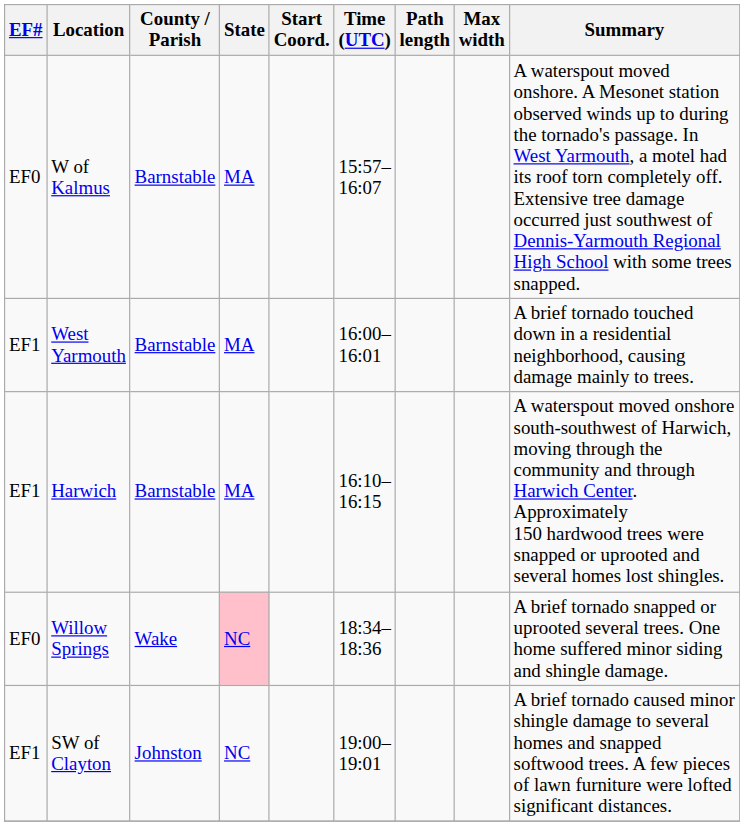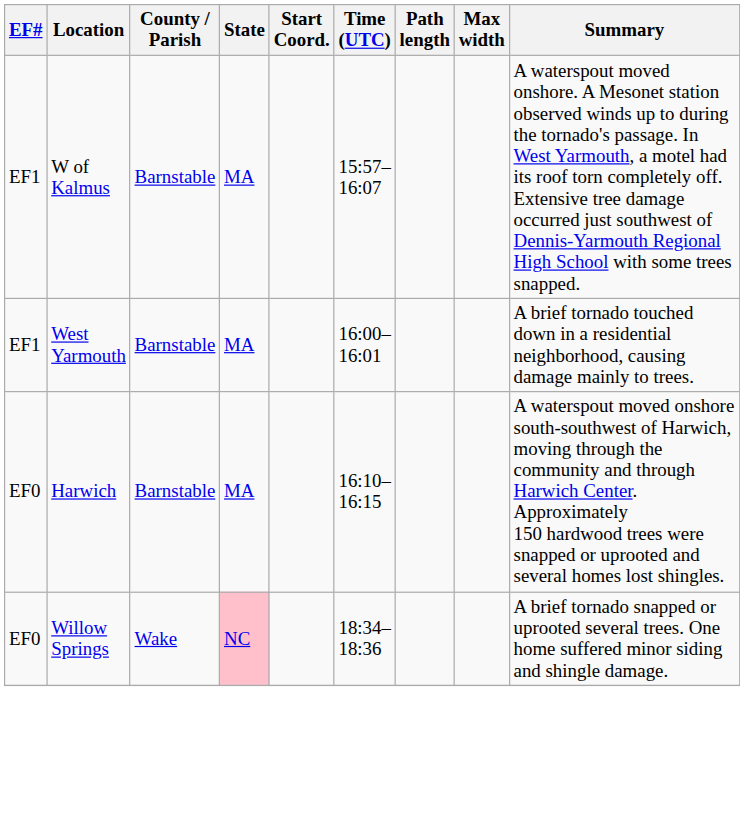(25, 176) EF0 -> (25, 176) EF1
(25, 491) EF1 -> (25, 491) EF0
- row: (81, 753)
